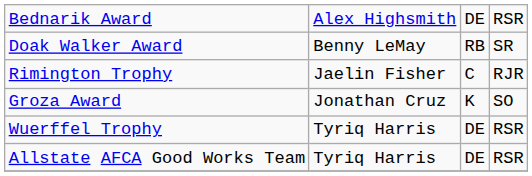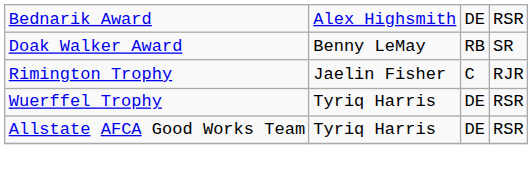- row: (65, 102)
